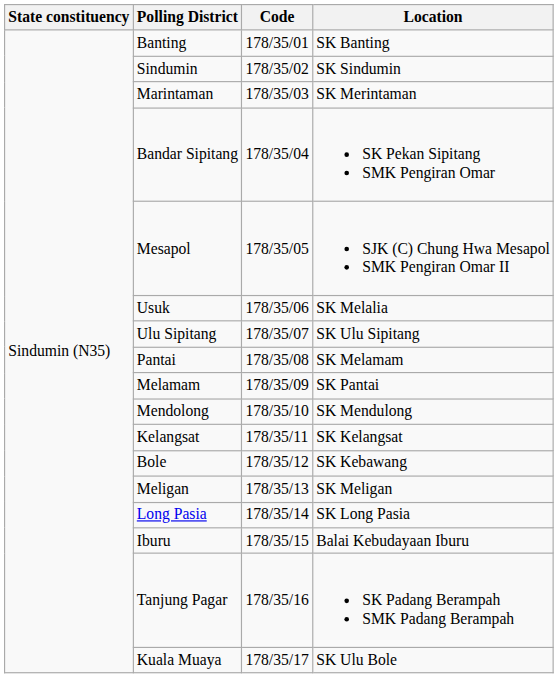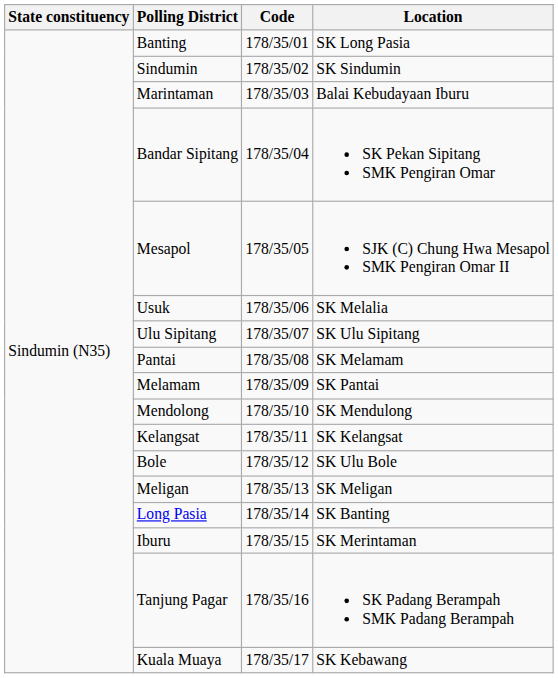(353, 42) SK Banting -> (363, 42) SK Long Pasia
(366, 94) SK Merintaman -> (393, 94) Balai Kebudayaan Iburu
(362, 462) SK Kebawang -> (357, 462) SK Ulu Bole
(363, 514) SK Long Pasia -> (353, 514) SK Banting
(393, 540) Balai Kebudayaan Iburu -> (366, 540) SK Merintaman
(357, 659) SK Ulu Bole -> (362, 659) SK Kebawang
